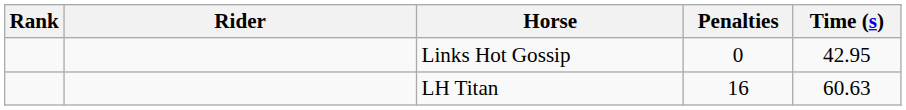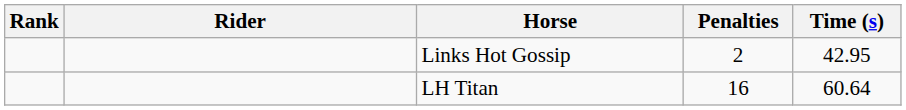(738, 54) 0 -> (738, 54) 2
(847, 88) 60.63 -> (847, 88) 60.64
